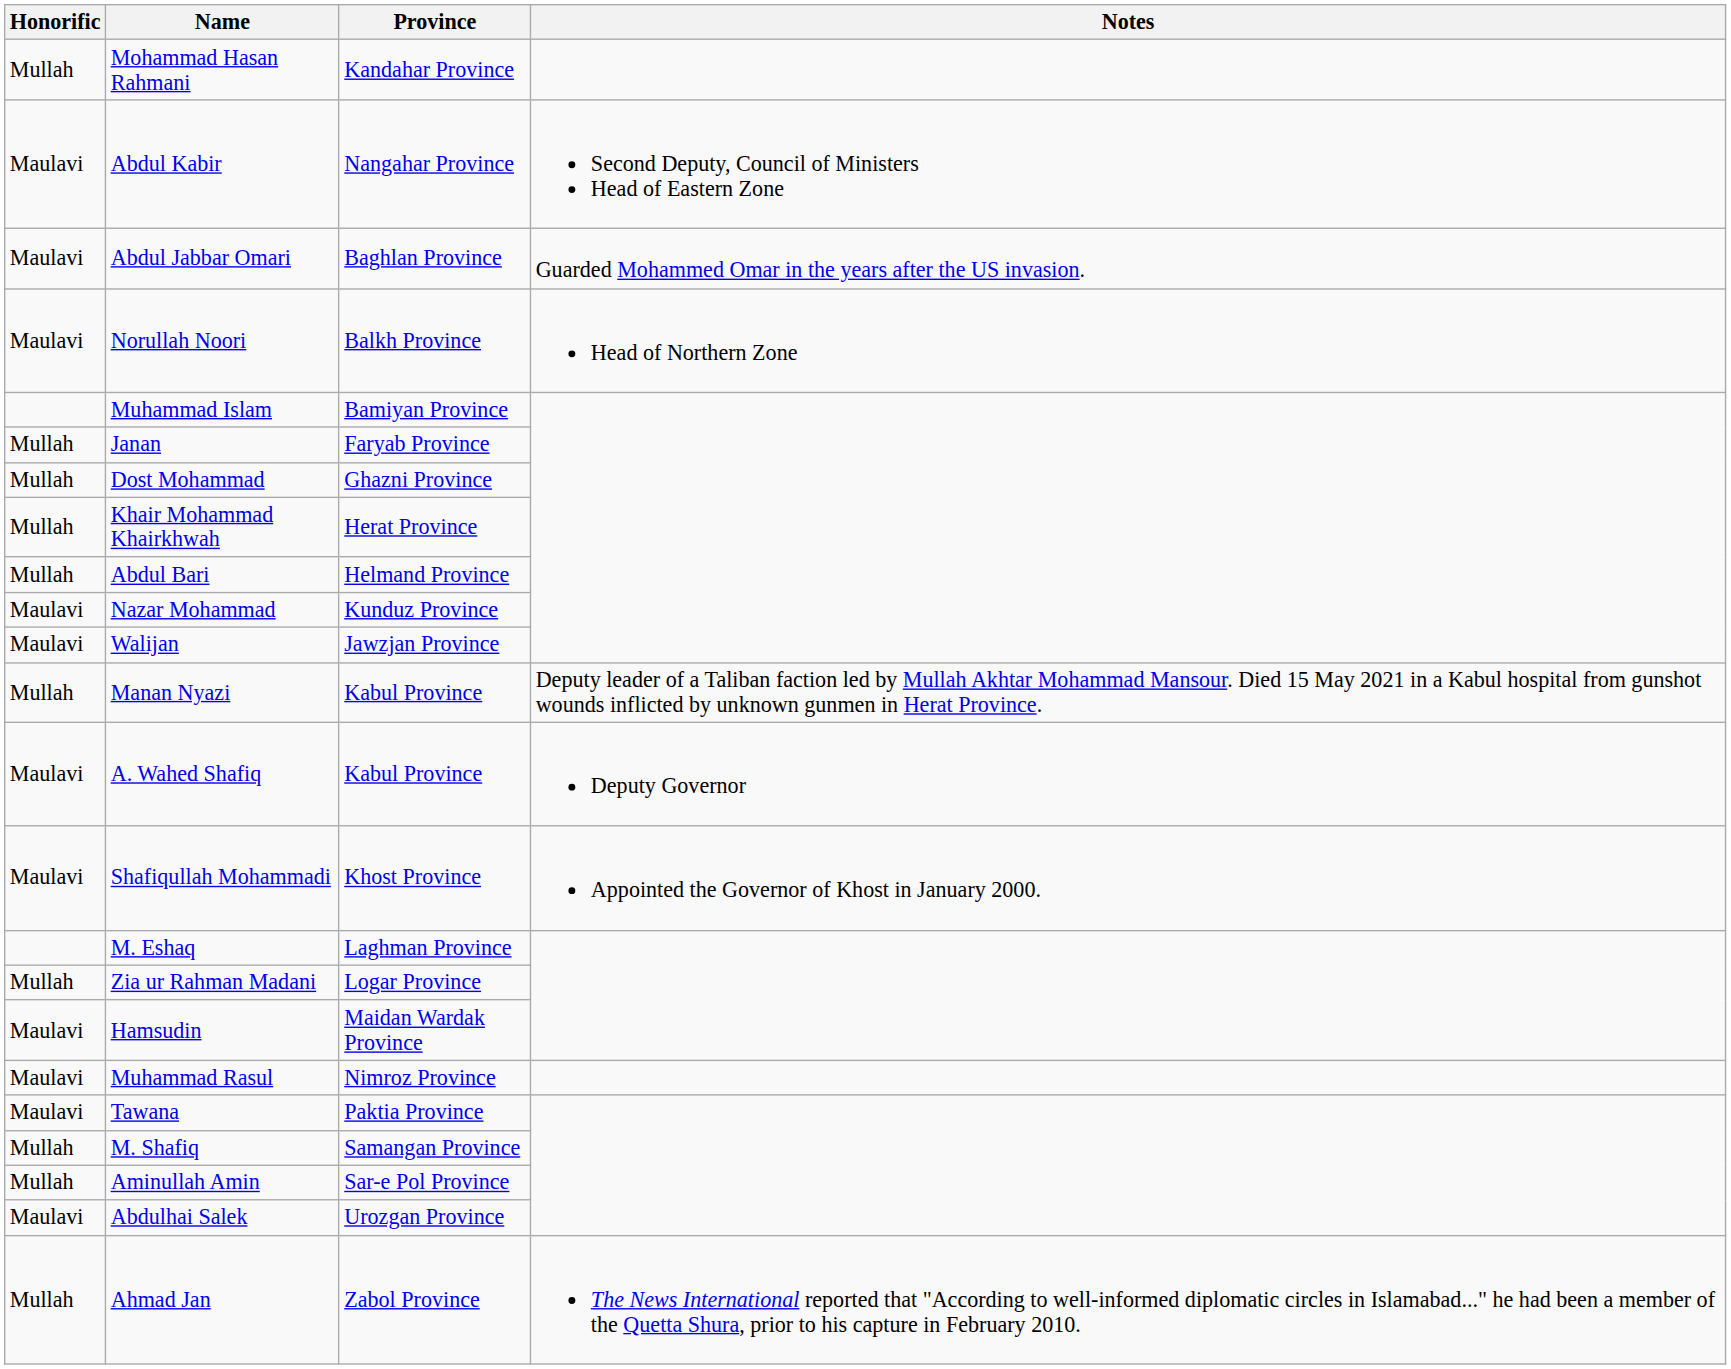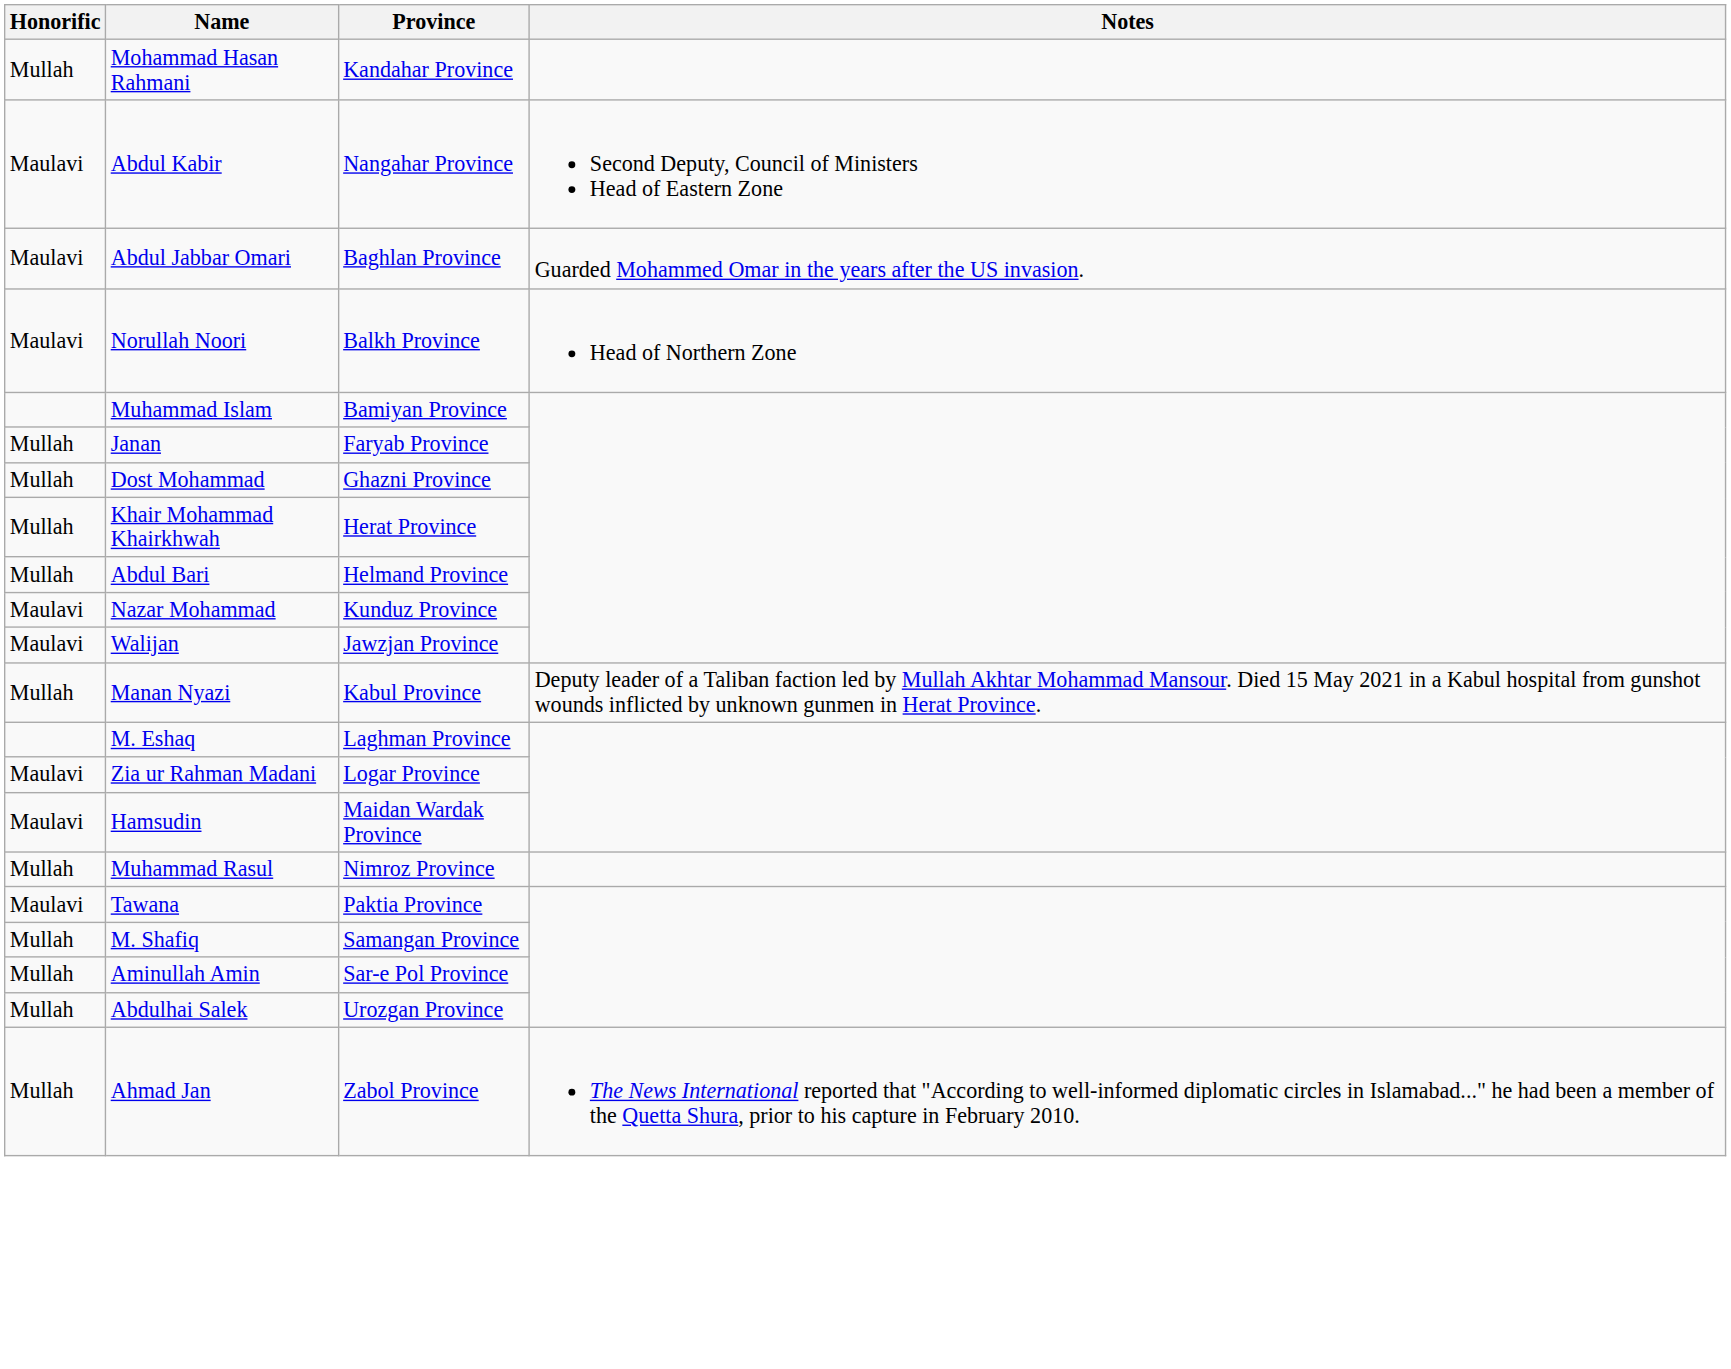- row: (186, 773)
- row: (221, 877)
(42, 982) Mullah -> (47, 774) Maulavi
(47, 1077) Maulavi -> (42, 869) Mullah
(47, 1217) Maulavi -> (42, 1009) Mullah
